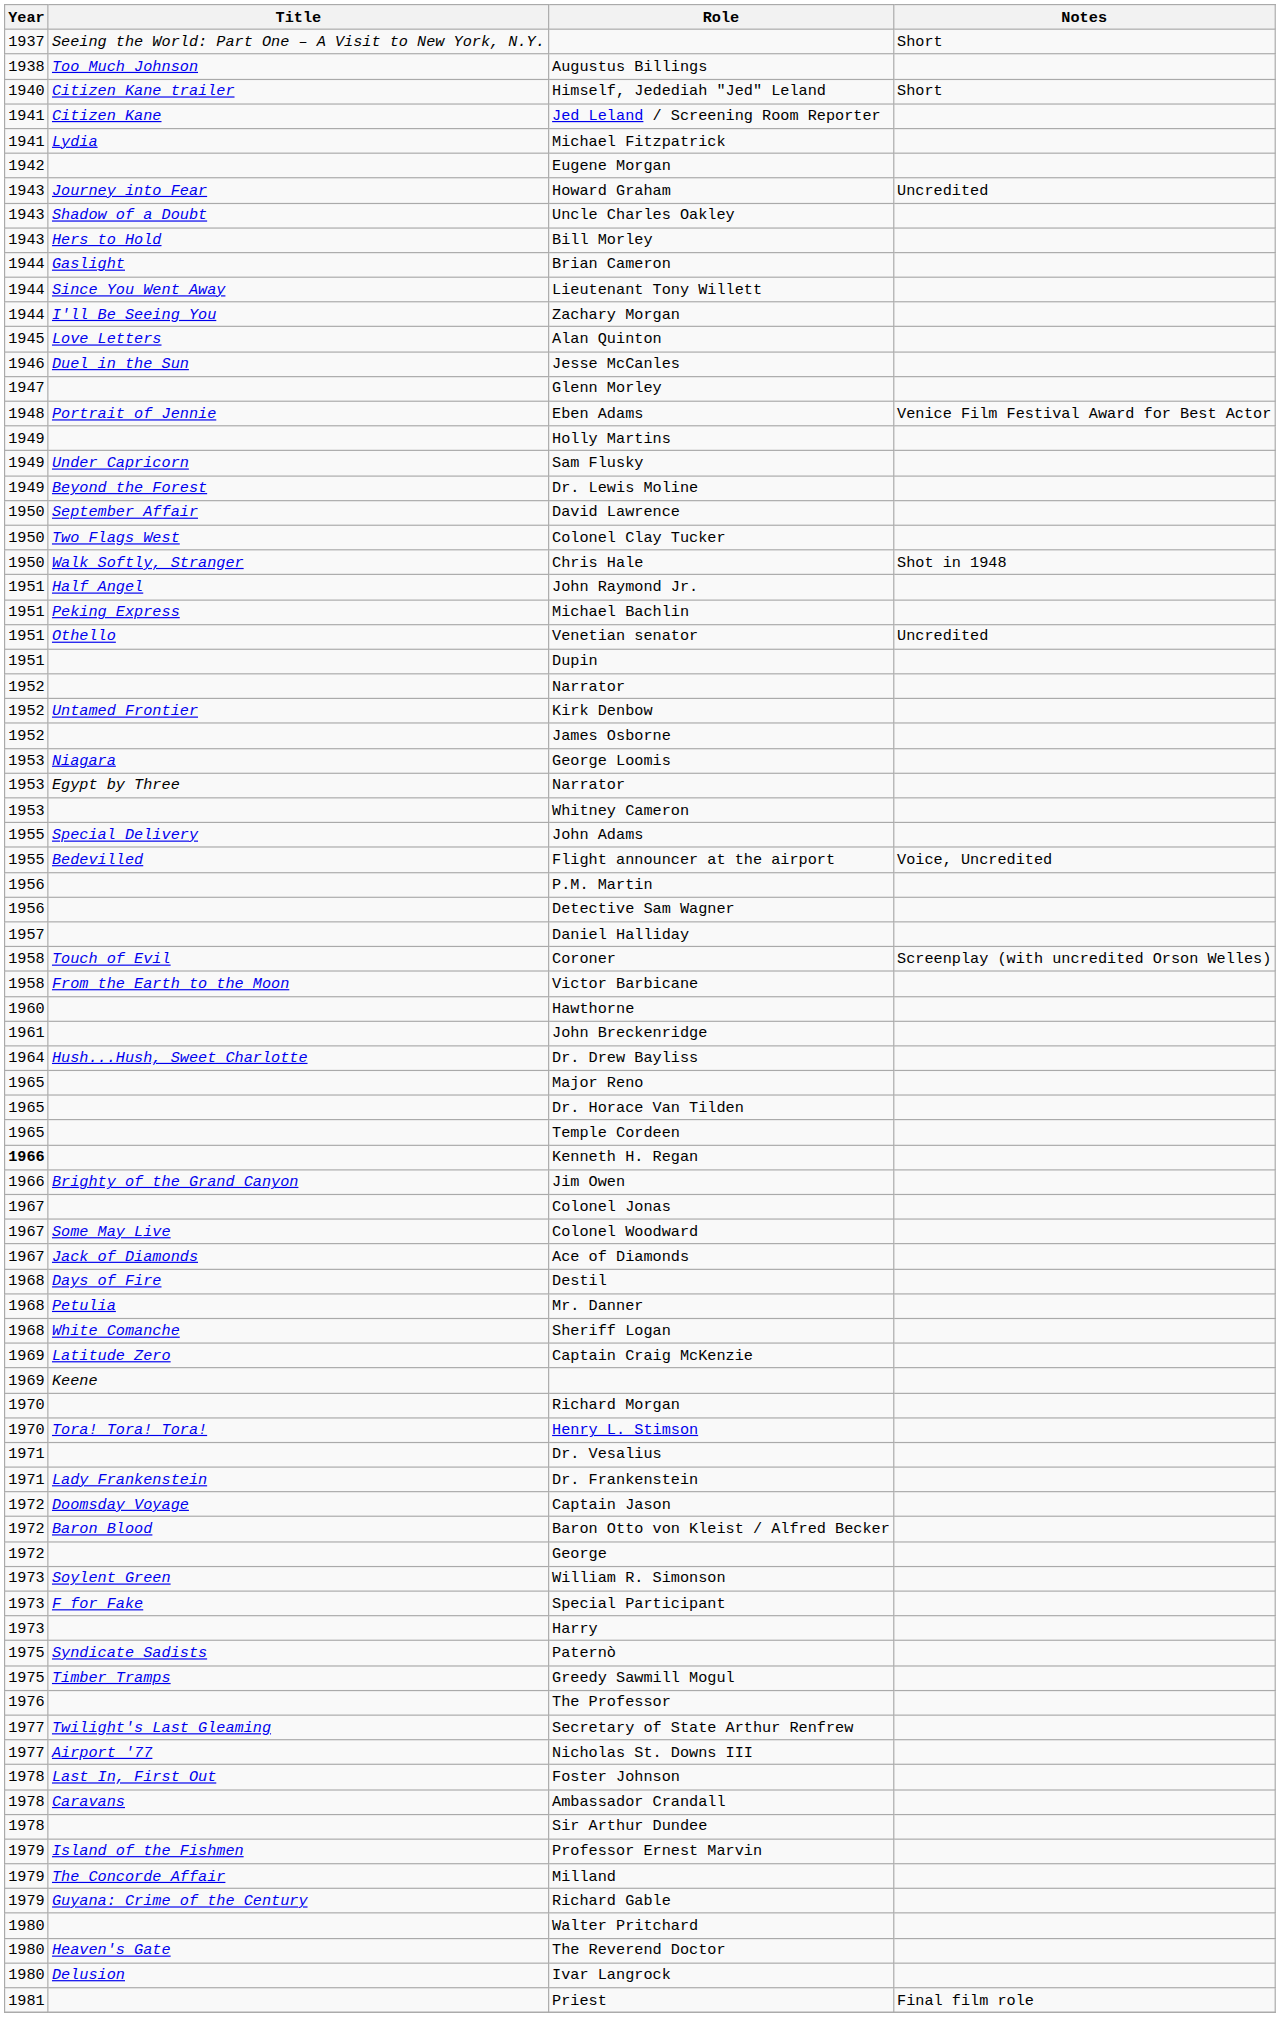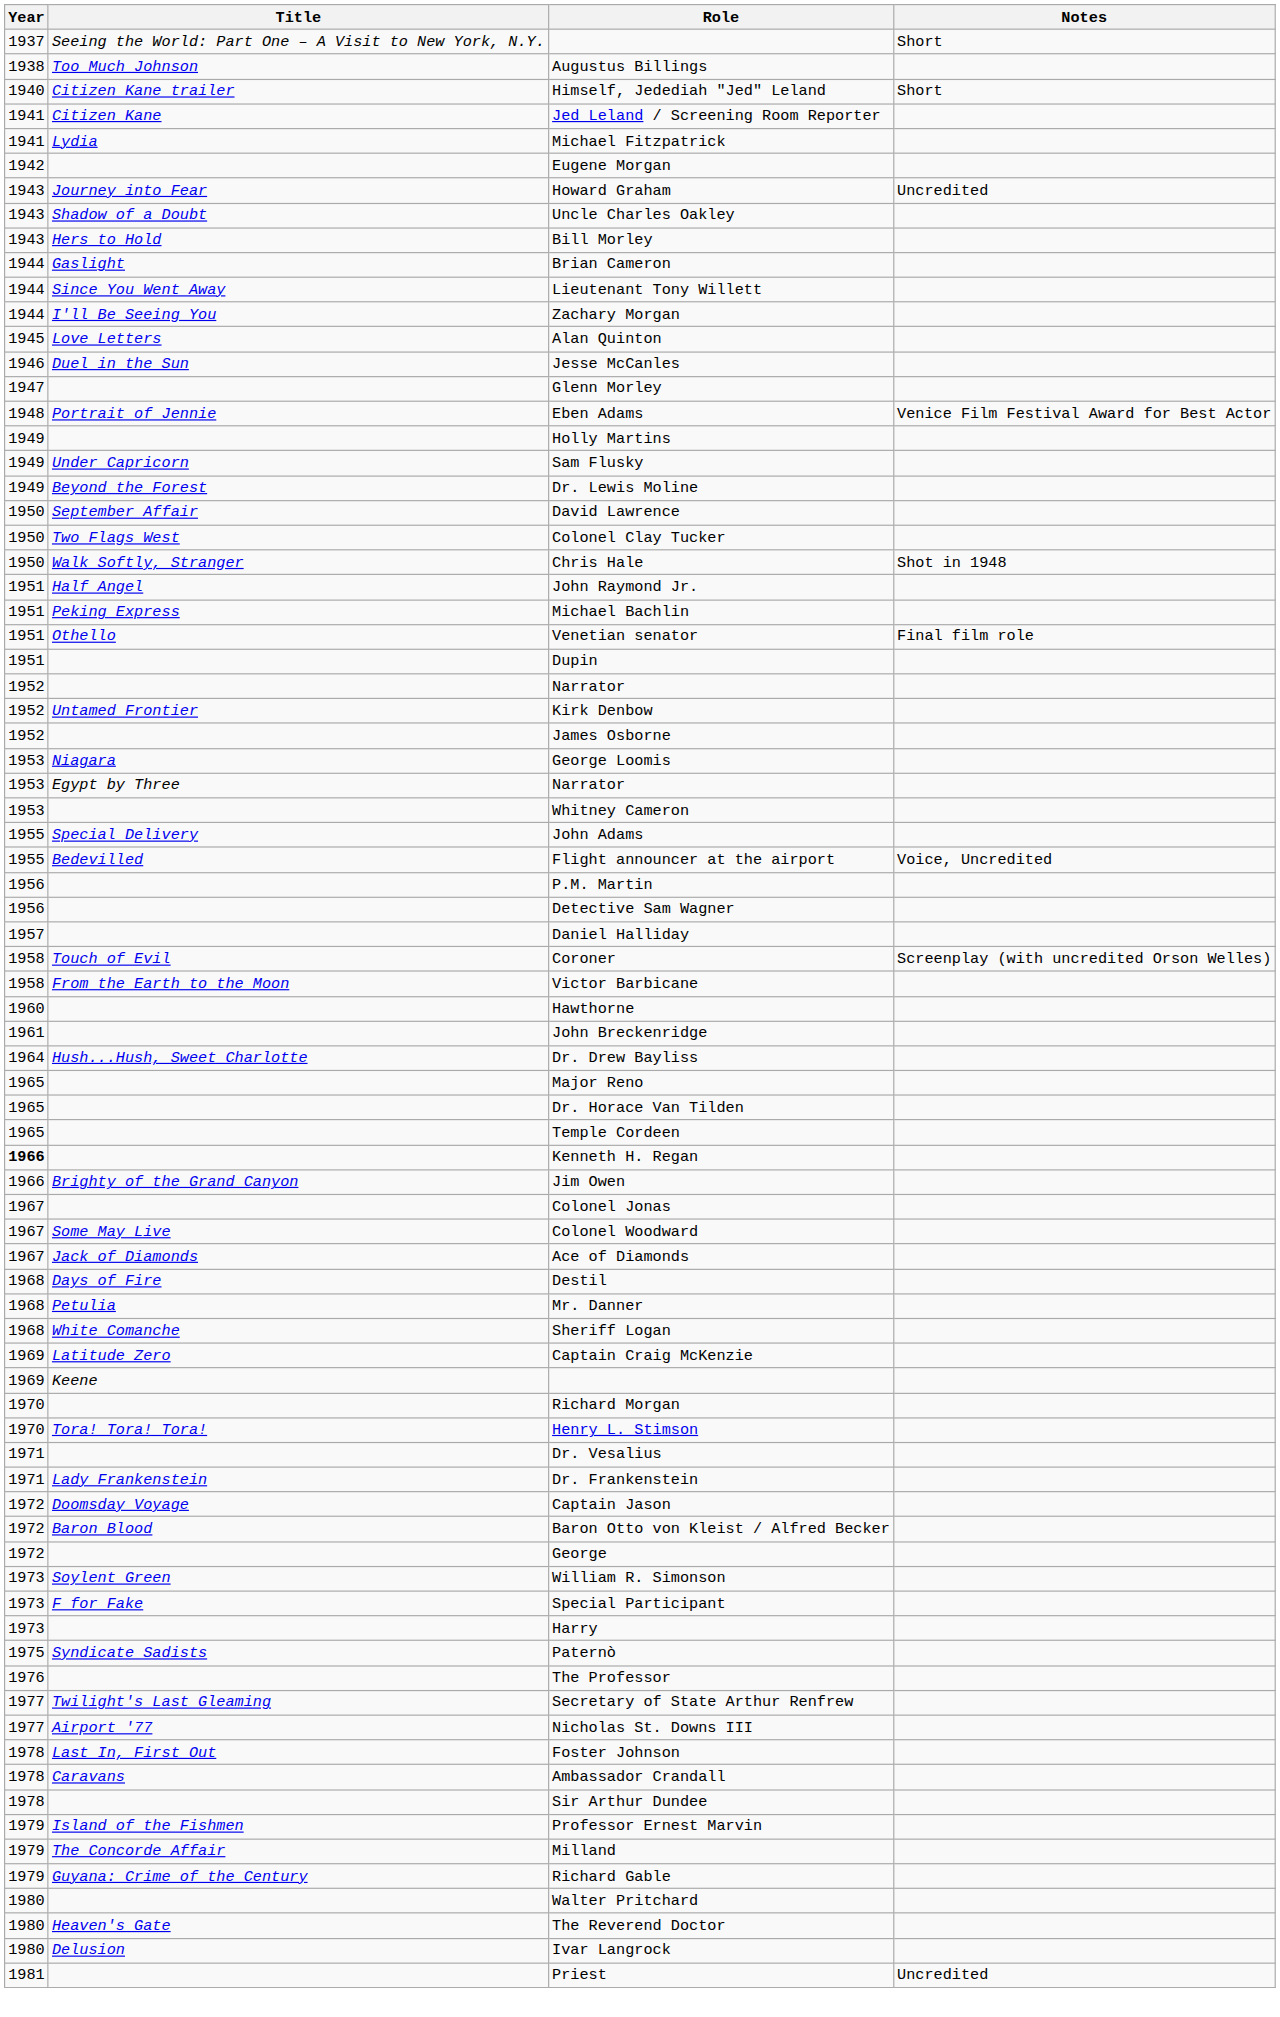(943, 637) Uncredited -> (966, 637) Final film role
- row: (111, 1678)
(966, 2000) Final film role -> (943, 1975) Uncredited
